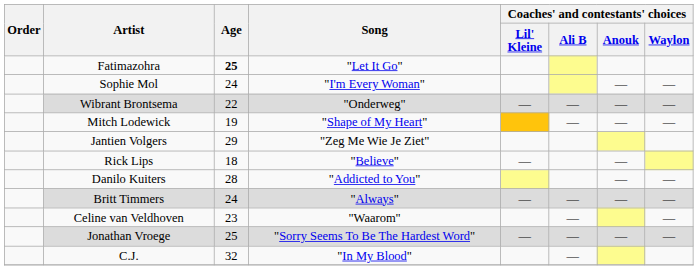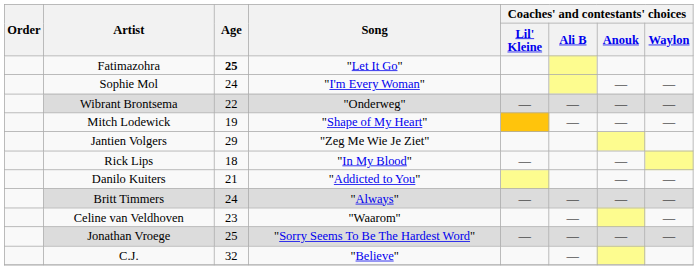(375, 160) "Believe" -> (375, 160) "In My Blood"
(231, 179) 28 -> (231, 179) 21
(375, 255) "In My Blood" -> (375, 255) "Believe"
